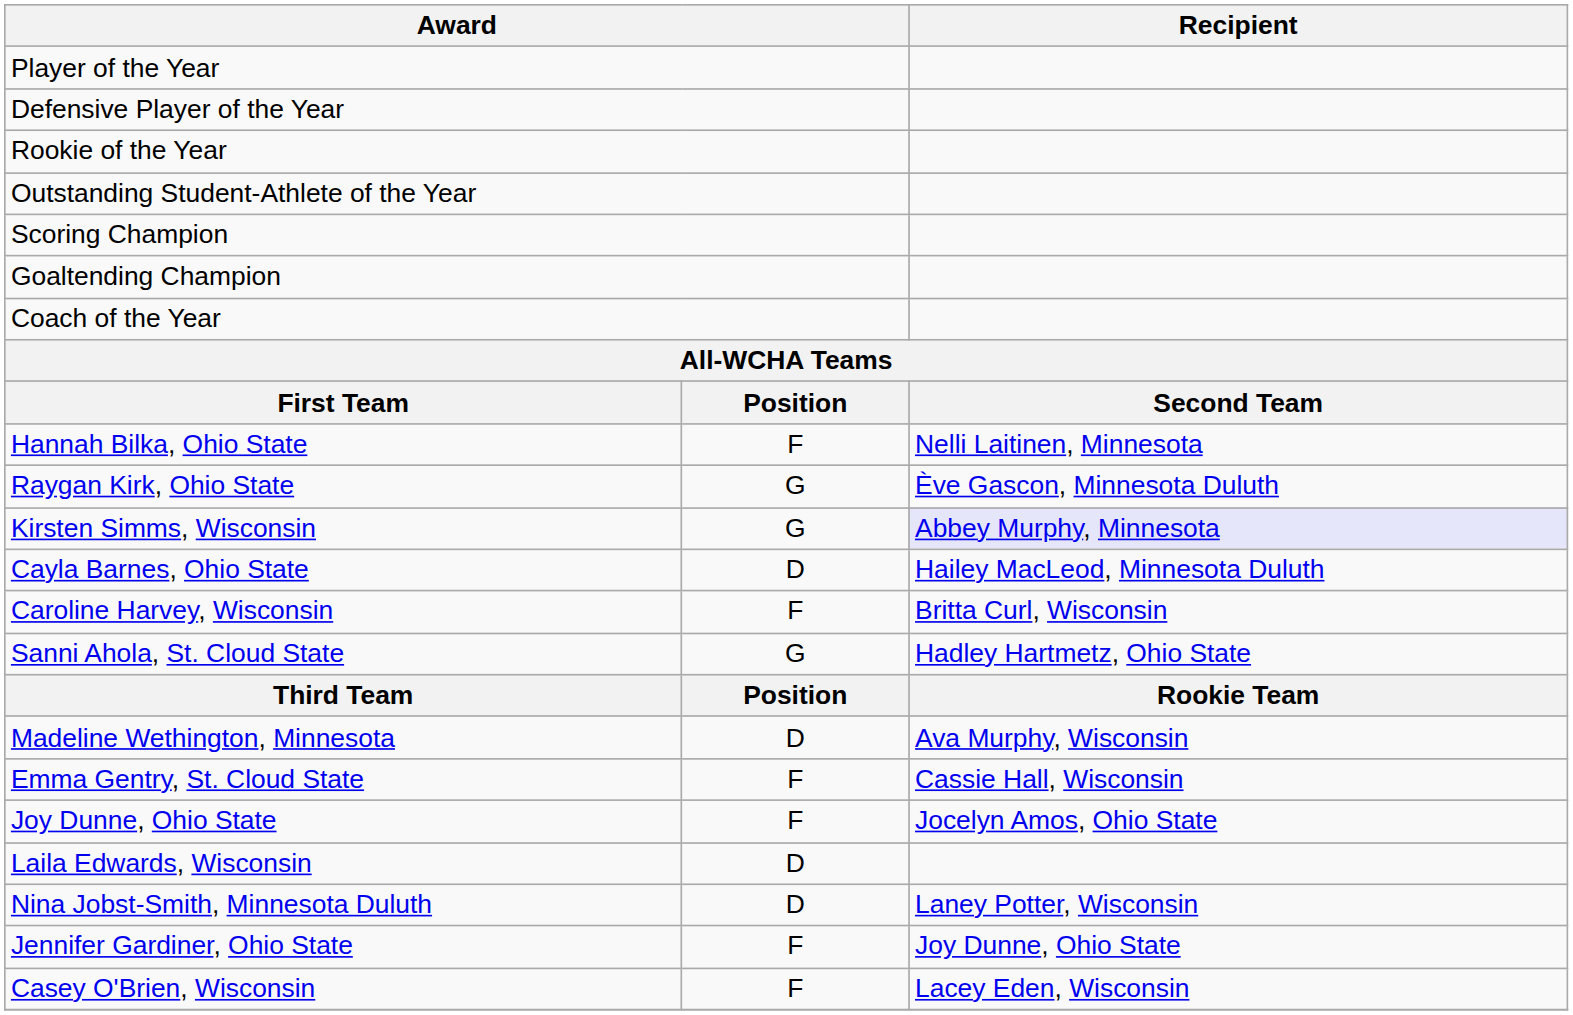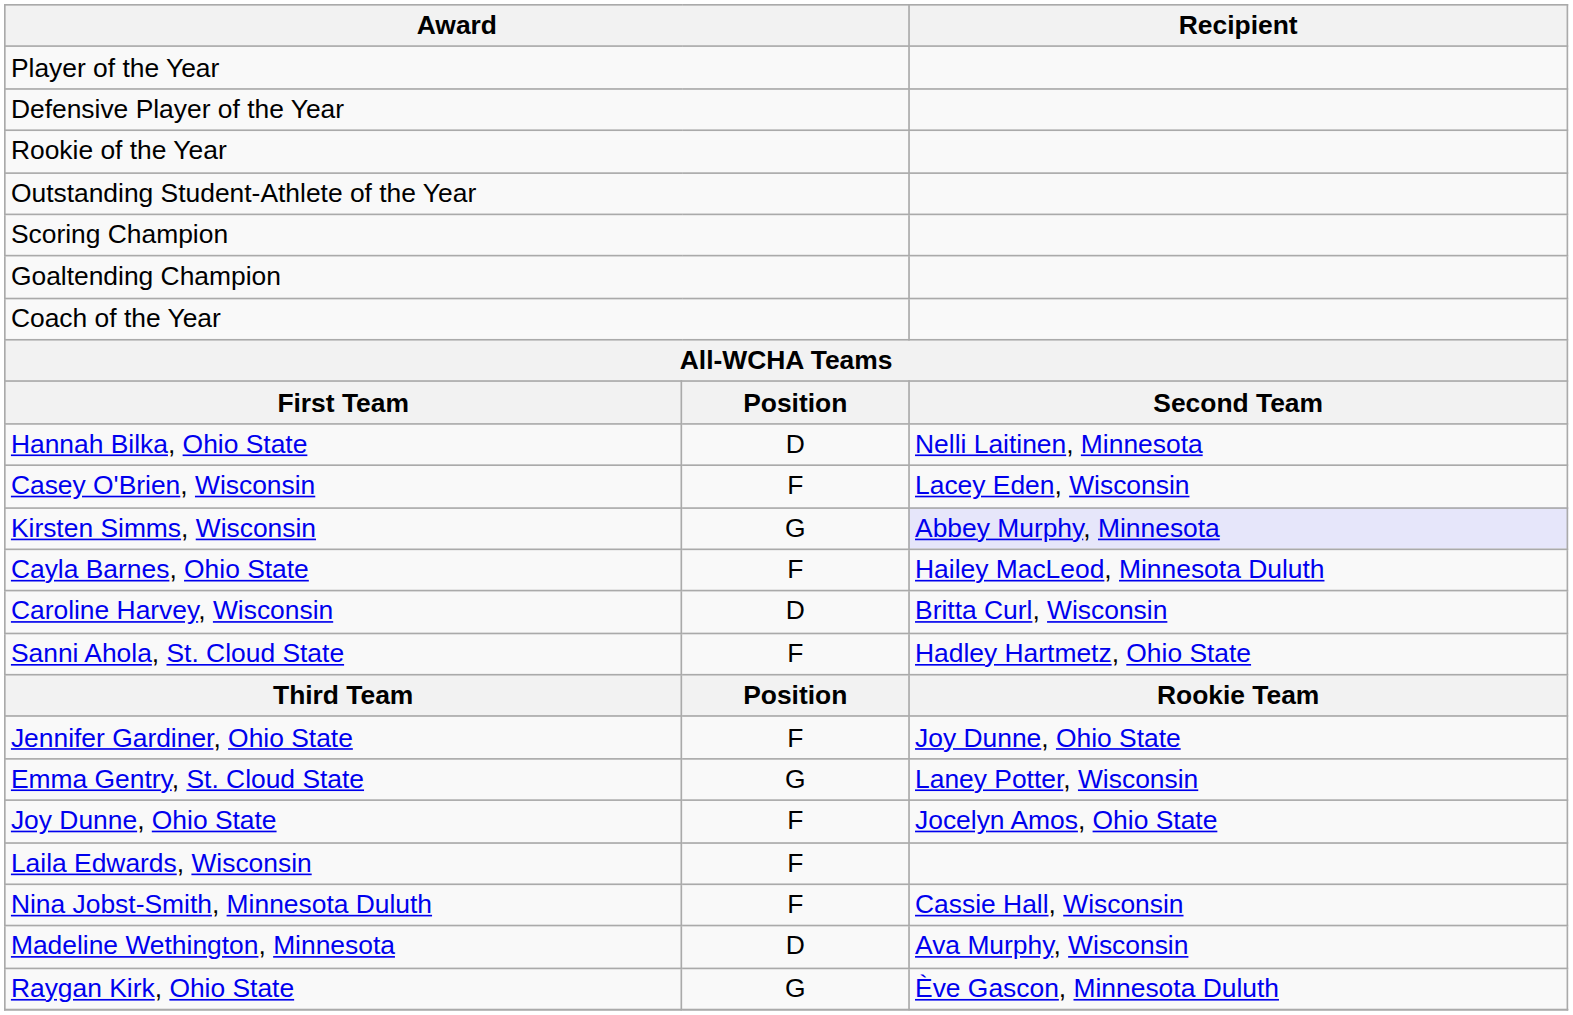(795, 444) F -> (795, 444) D
rows swapped: (163, 988) <-> (153, 485)
(795, 569) D -> (795, 569) F
(795, 611) F -> (795, 611) D
(795, 653) G -> (795, 653) F
rows swapped: (182, 946) <-> (203, 737)
(795, 779) F -> (795, 779) G
(1049, 779) Cassie Hall, Wisconsin -> (1057, 779) Laney Potter, Wisconsin
(795, 862) D -> (795, 862) F
(795, 904) D -> (795, 904) F
(1057, 904) Laney Potter, Wisconsin -> (1049, 904) Cassie Hall, Wisconsin
